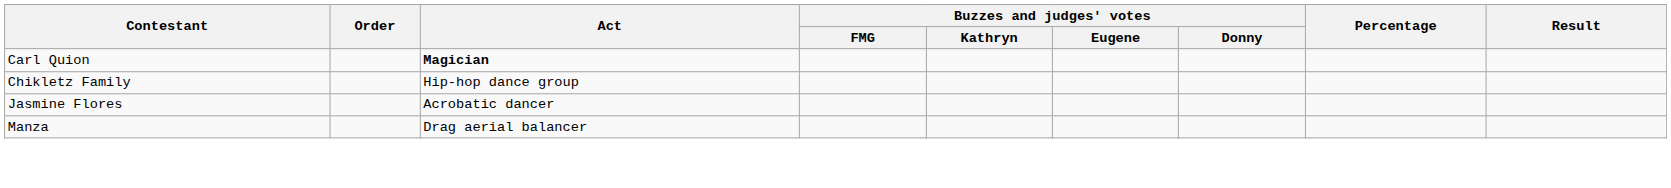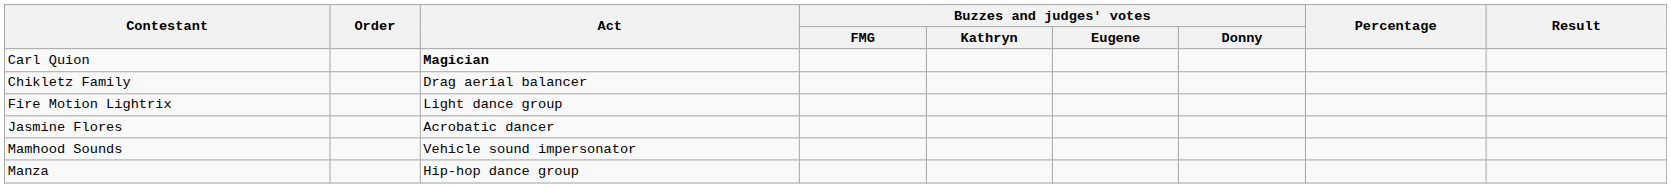(501, 82) Hip-hop dance group -> (505, 82) Drag aerial balancer
+ row: (90, 105)
+ row: (65, 149)
(505, 127) Drag aerial balancer -> (501, 171) Hip-hop dance group
